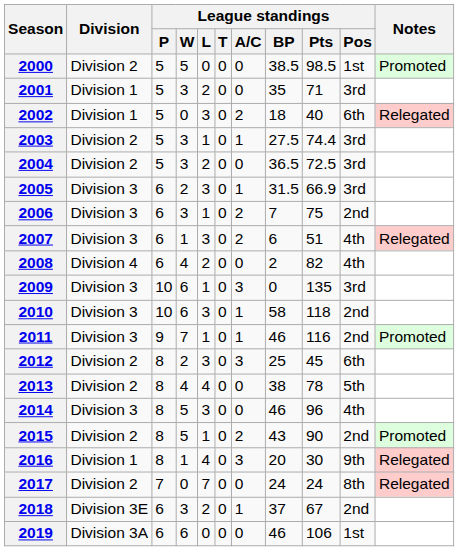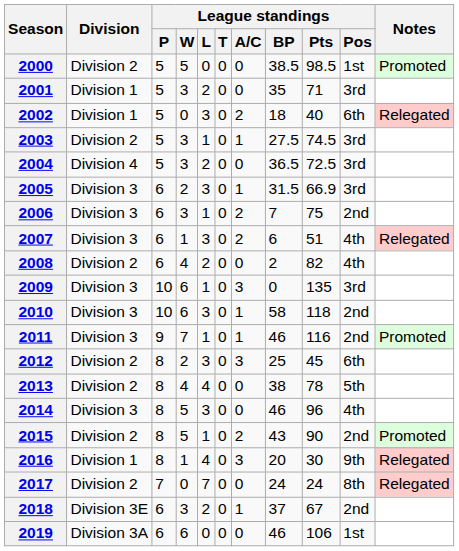(321, 139) 74.4 -> (321, 139) 74.5
(104, 164) Division 2 -> (104, 164) Division 4
(104, 262) Division 4 -> (104, 262) Division 2
